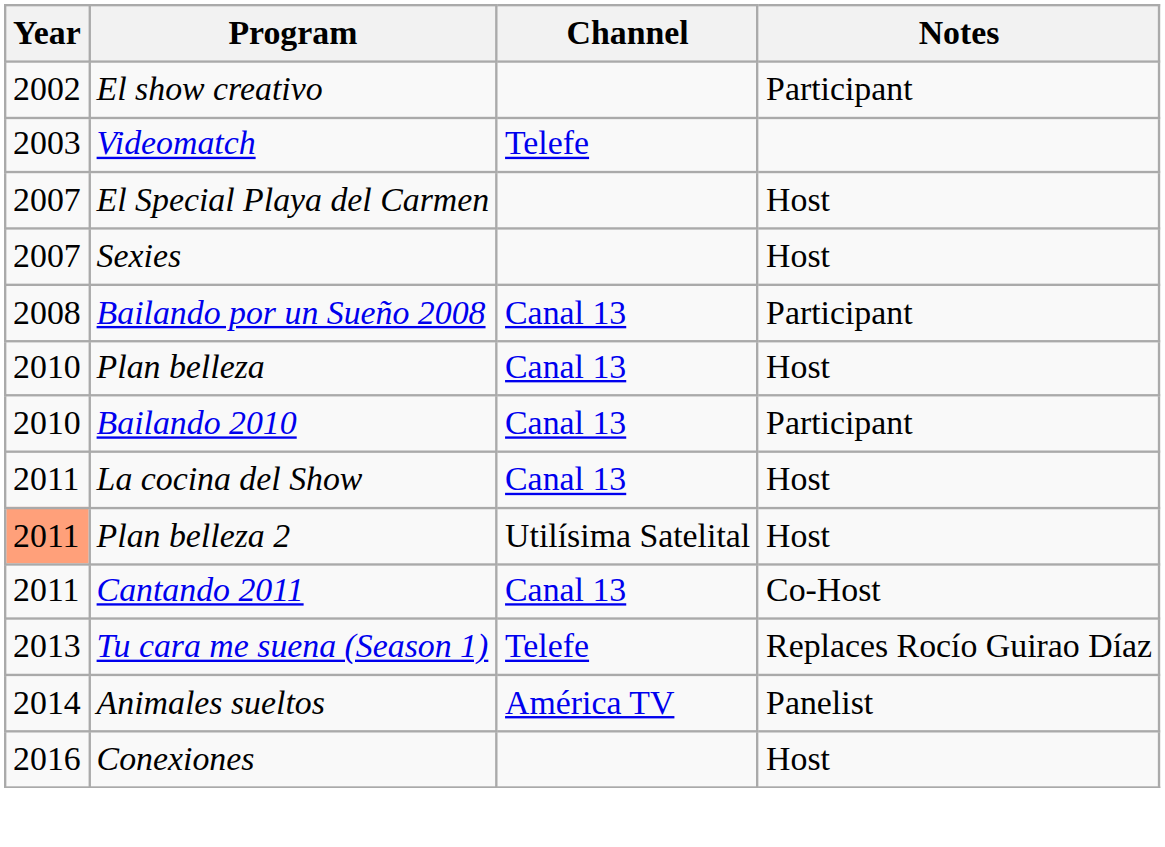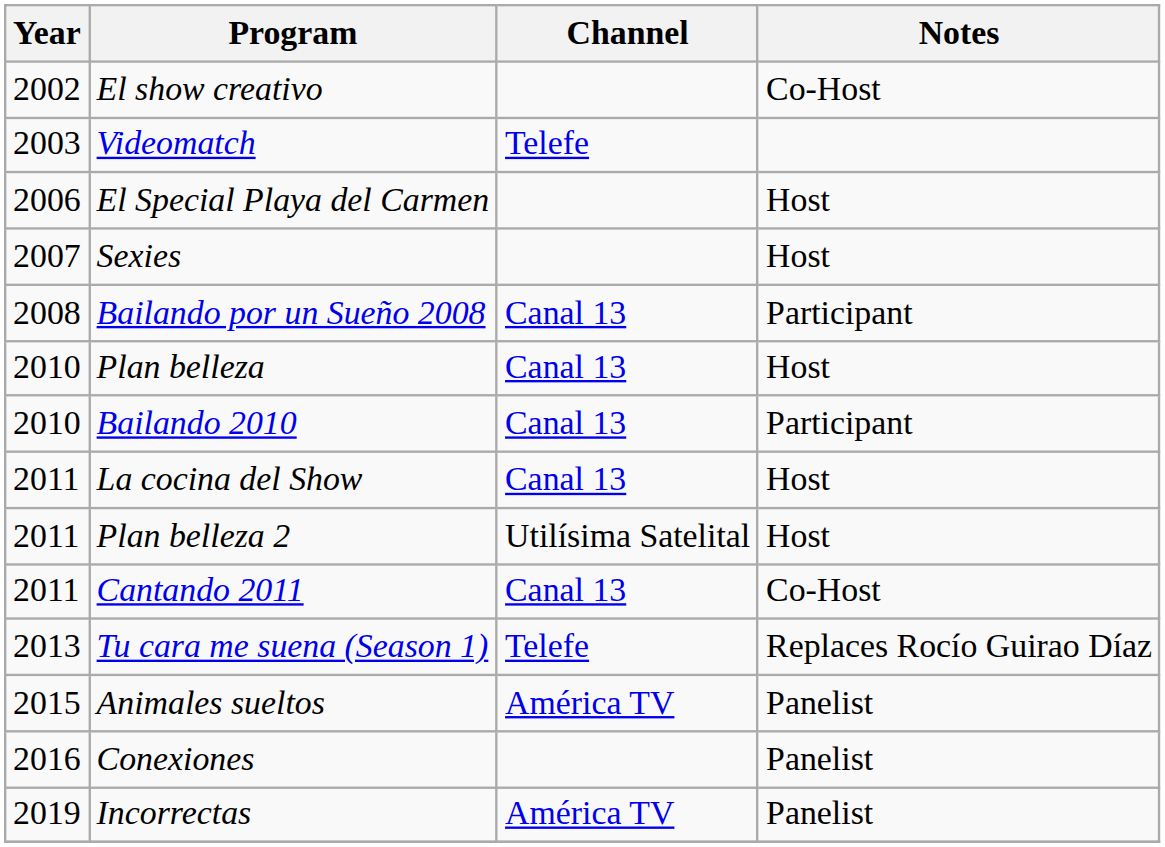(839, 88) Participant -> (823, 88) Co-Host
(47, 200) 2007 -> (47, 200) 2006
(46, 535) lightsalmon background -> (46, 535) no background
(47, 702) 2014 -> (47, 702) 2015
(798, 758) Host -> (820, 758) Panelist
+ row: (174, 814)
